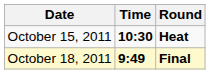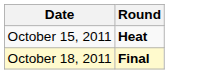- column: (135, 15)
